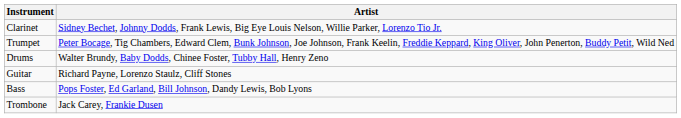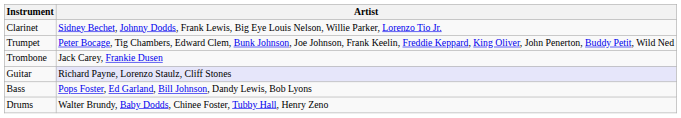rows swapped: (27, 105) <-> (20, 58)
(145, 74) no background -> (145, 74) lavender background
